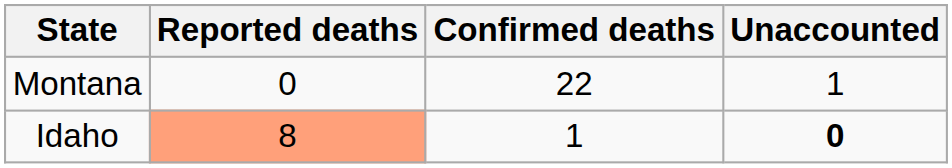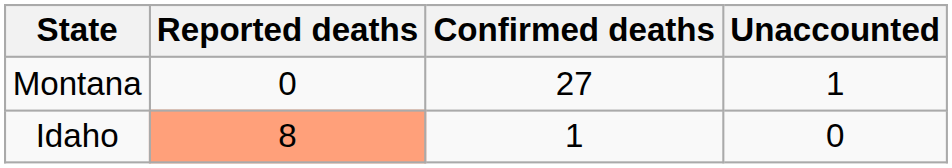(574, 83) 22 -> (574, 83) 27
(835, 135) bold -> (835, 135) normal
